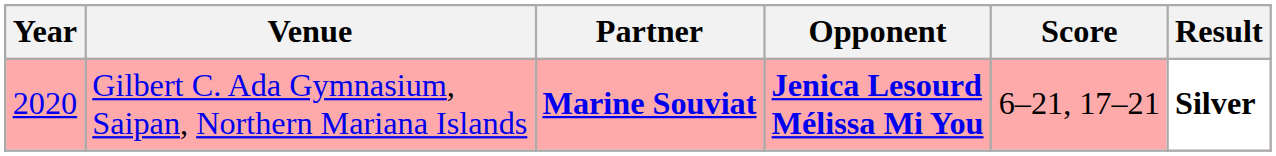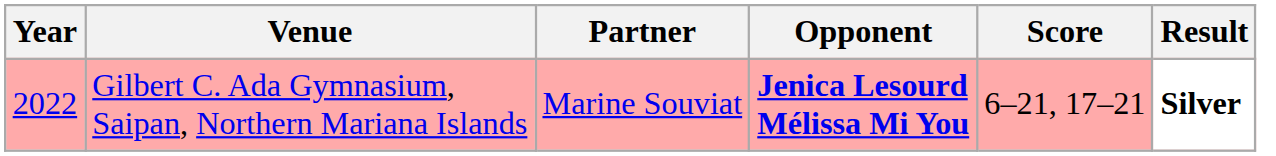(45, 103) 2020 -> (45, 103) 2022
(649, 103) bold -> (642, 103) normal
